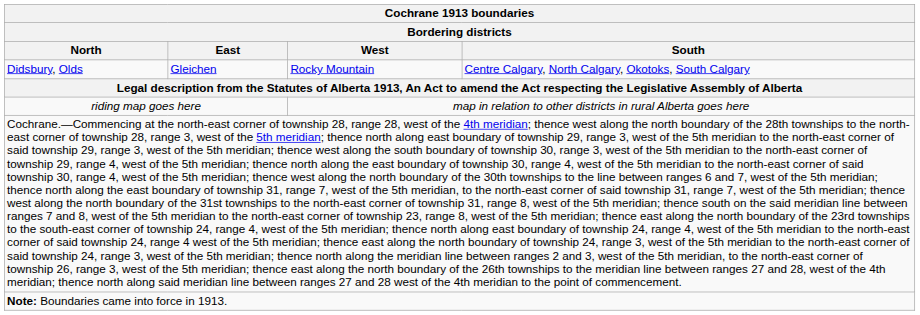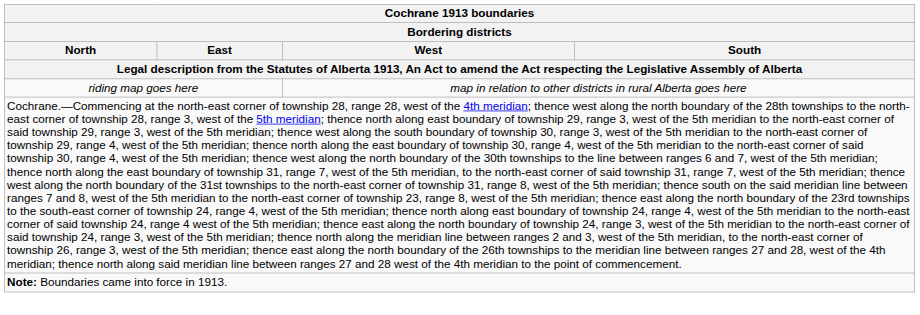- row: (45, 69)
